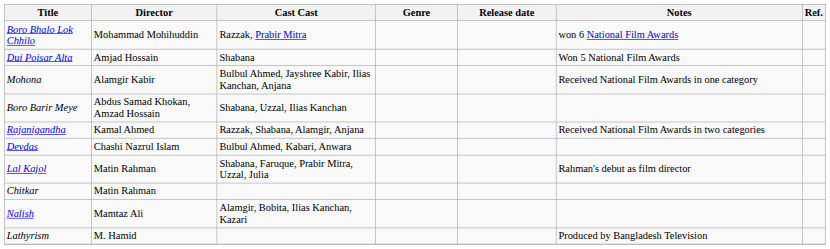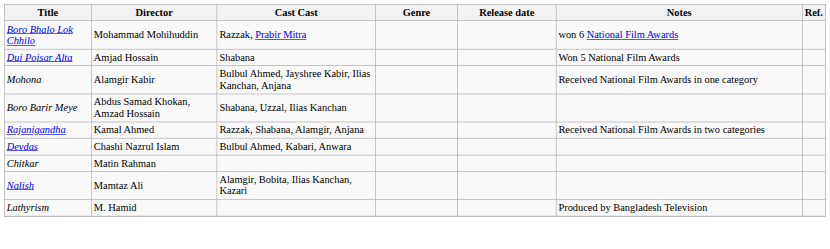- row: (27, 169)
